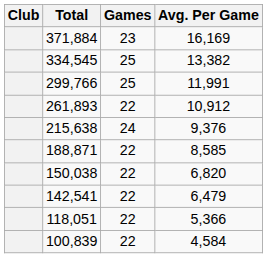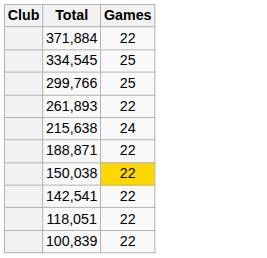- column: (208, 15)
(128, 38) 23 -> (128, 38) 22
(128, 173) no background -> (128, 173) gold background
